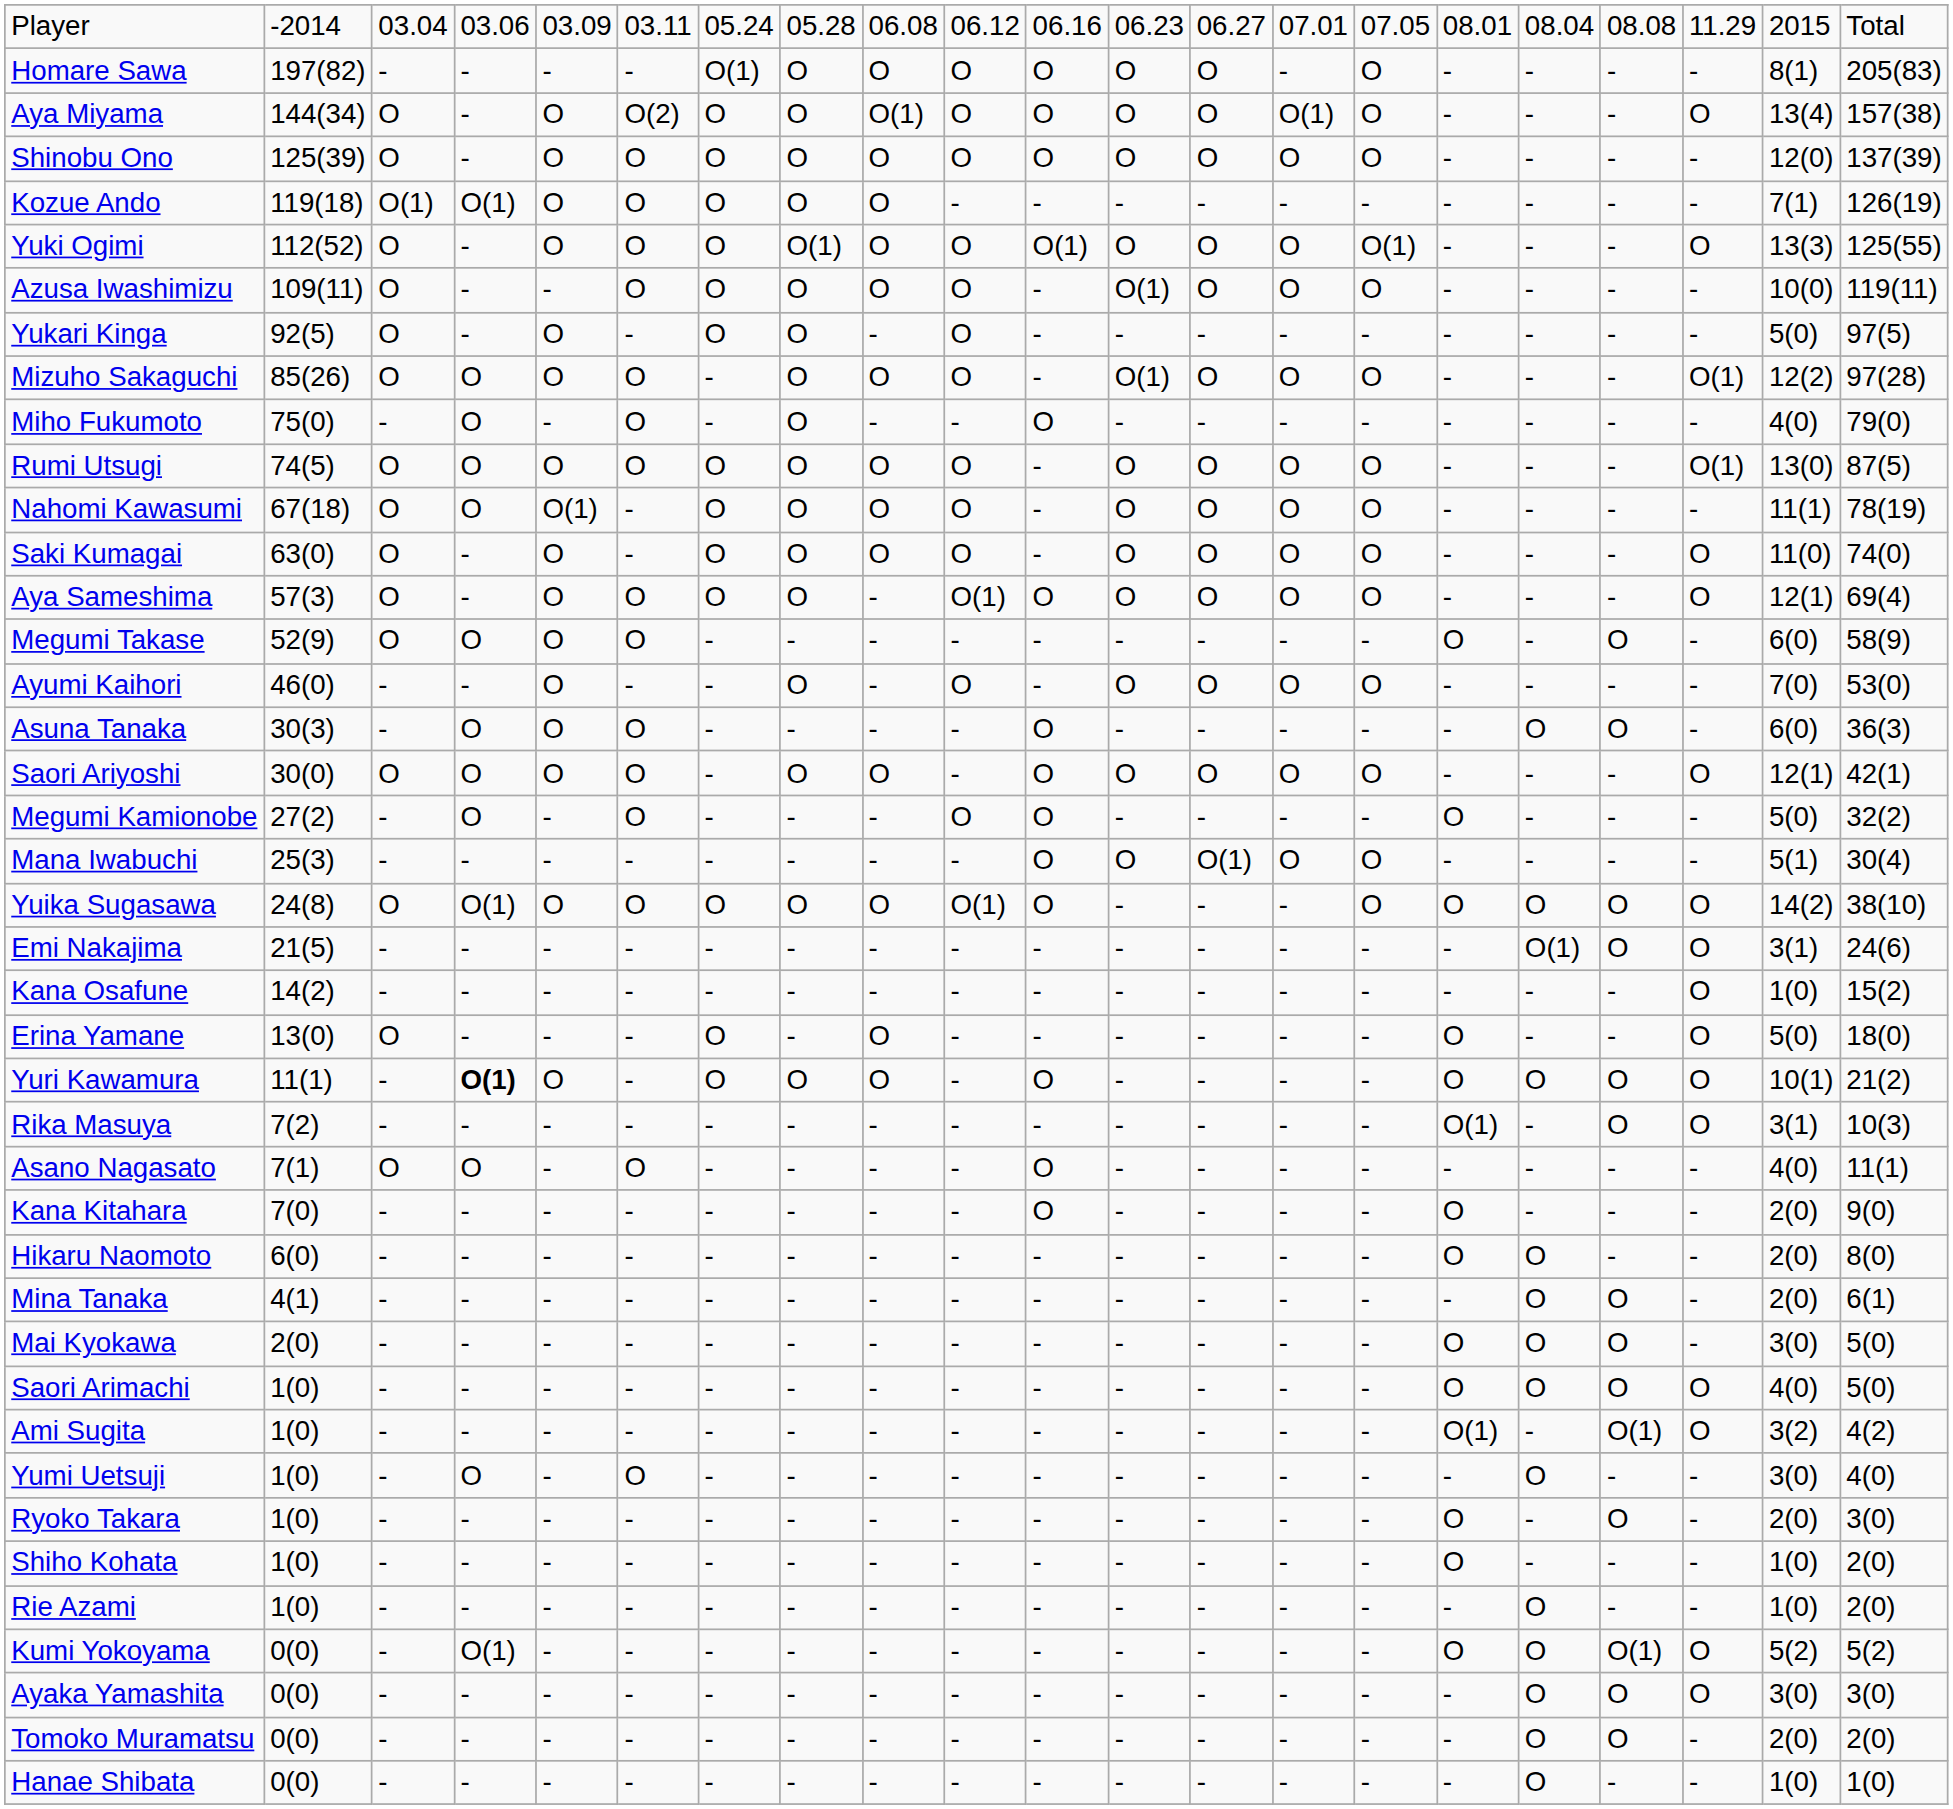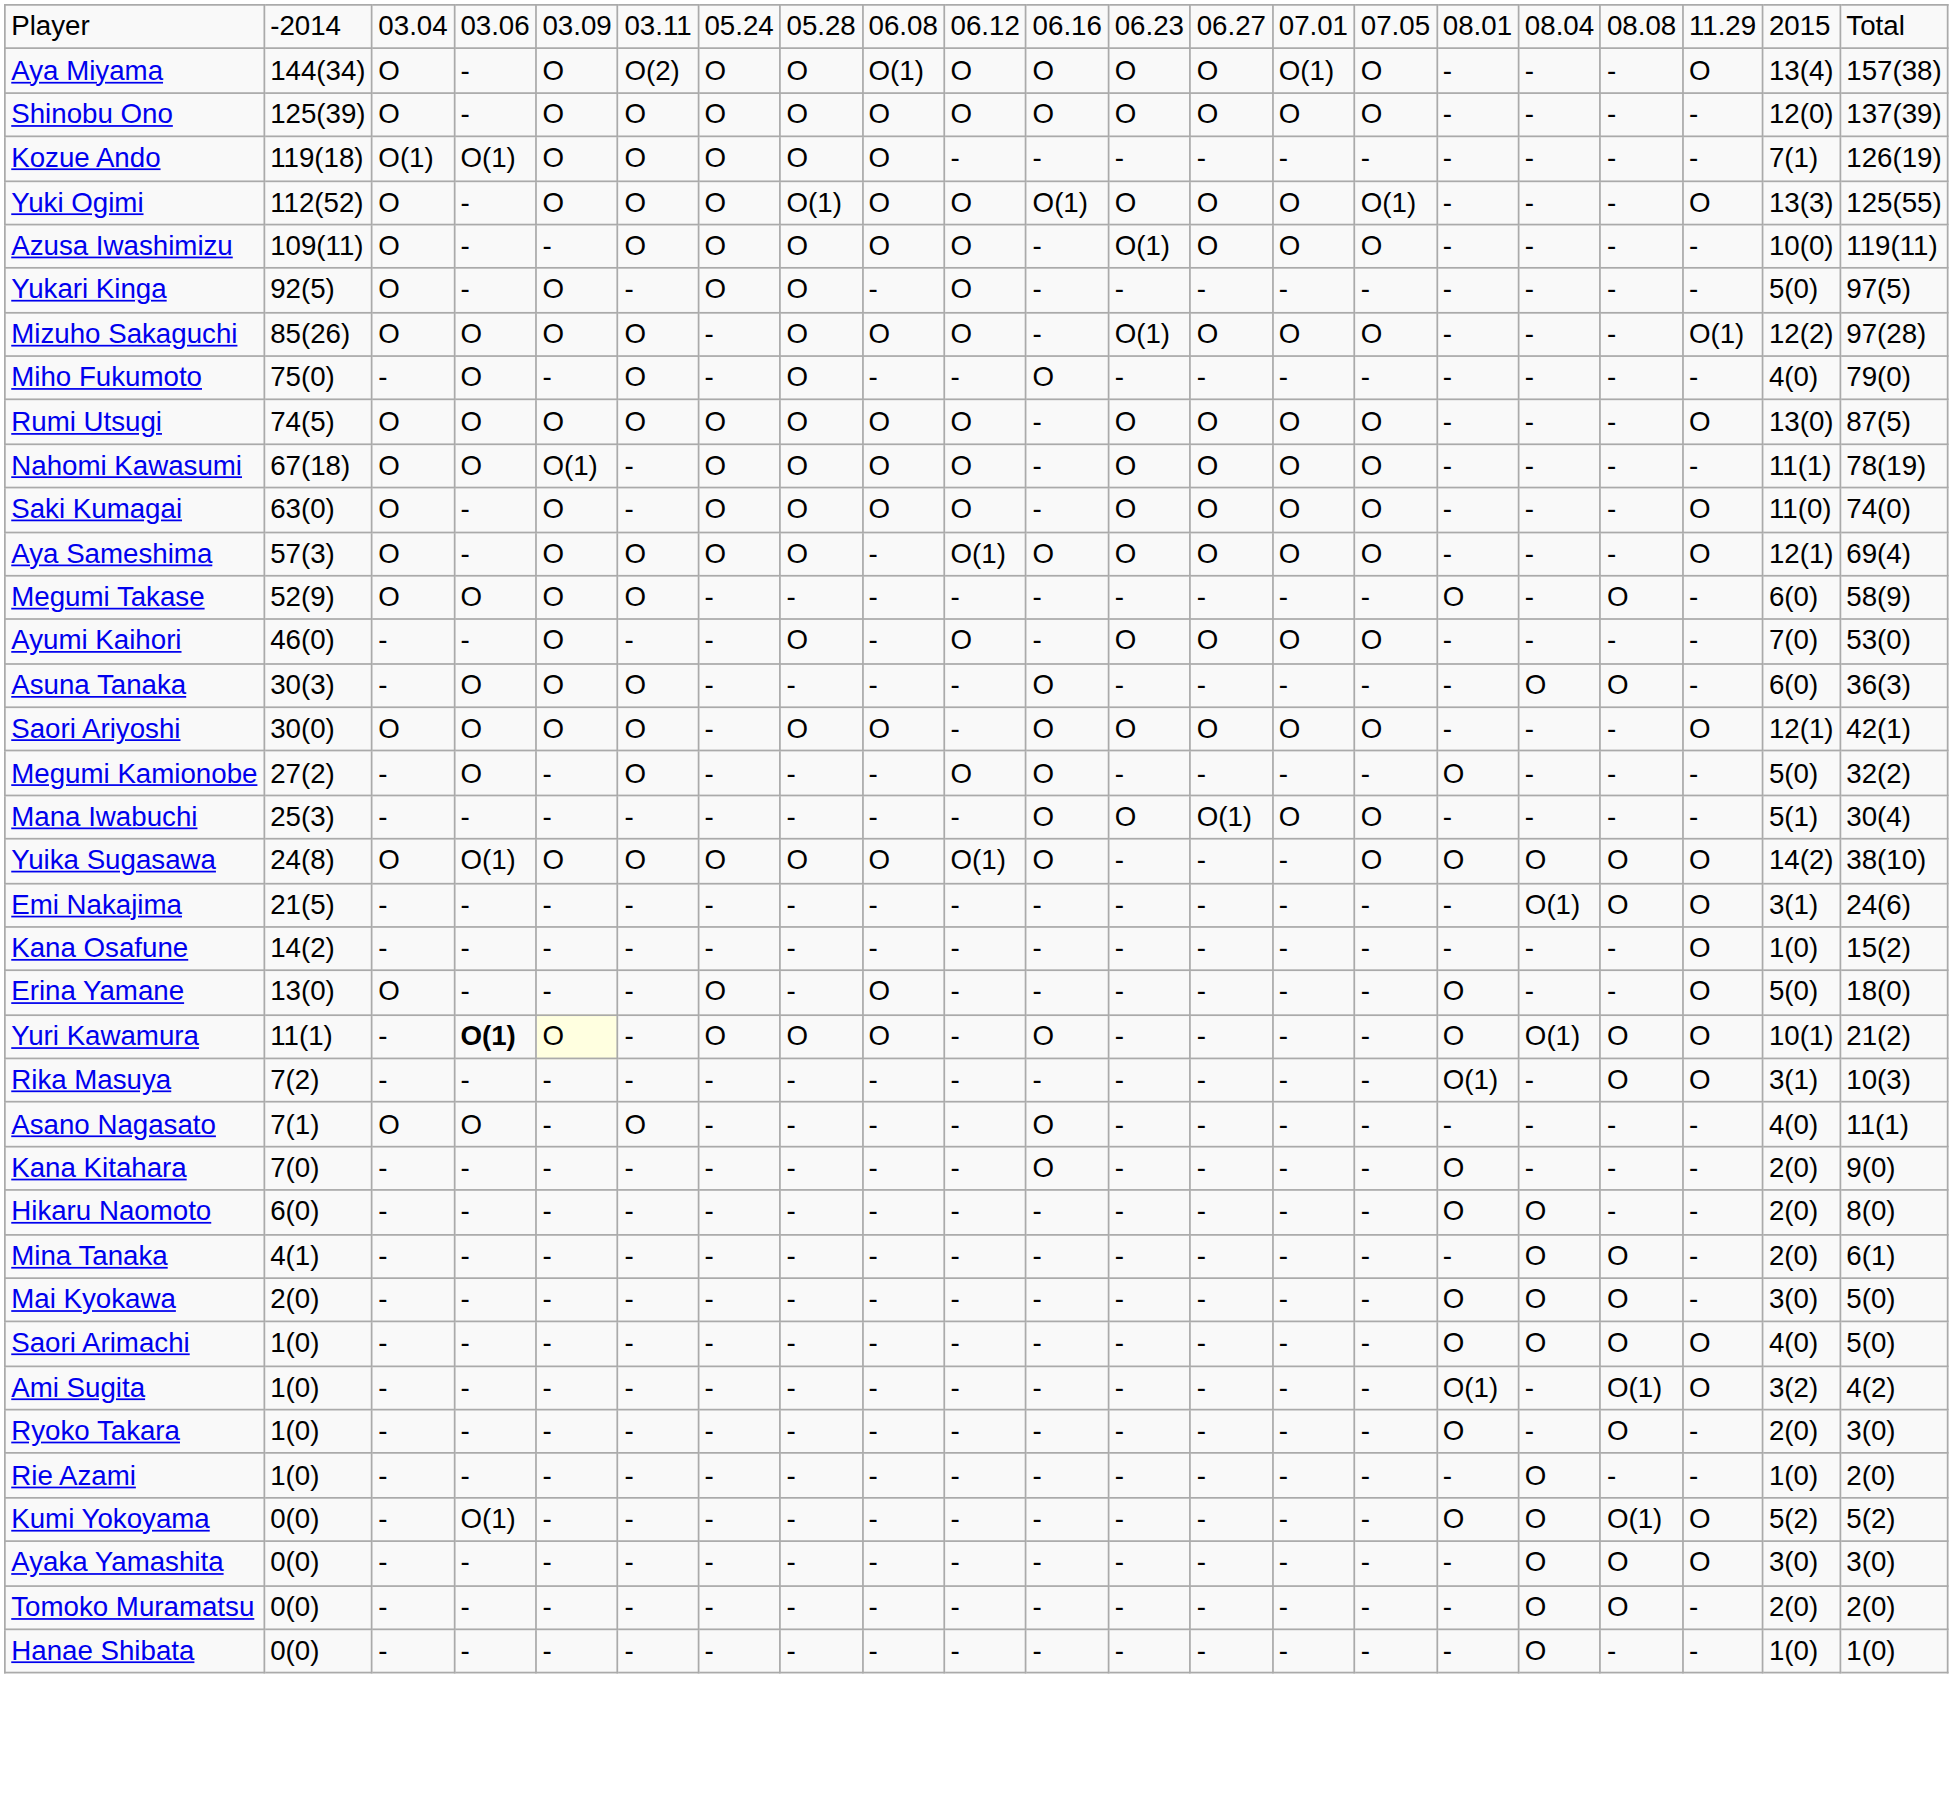- row: (99, 70)
(1717, 465) O(1) -> (1700, 421) O
(553, 1080) no background -> (553, 1036) lightyellow background
(1536, 1080) O -> (1553, 1036) O(1)
- row: (88, 1475)
- row: (94, 1562)
